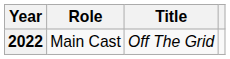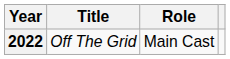columns swapped: (171, 16) <-> (86, 16)
